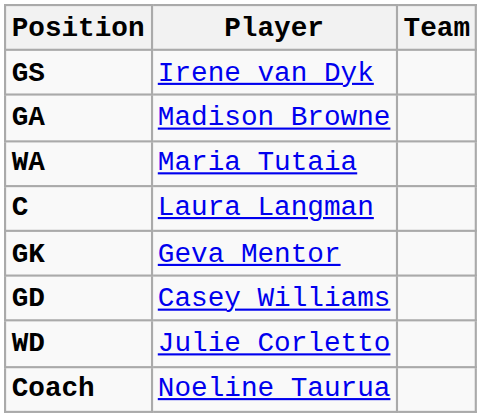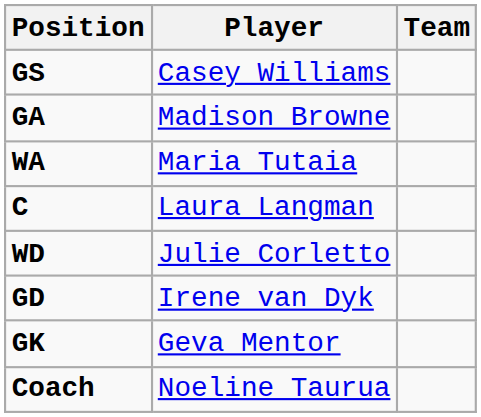(266, 73) Irene van Dyk -> (274, 73) Casey Williams
rows swapped: (28, 344) <-> (28, 253)
(274, 298) Casey Williams -> (266, 298) Irene van Dyk
